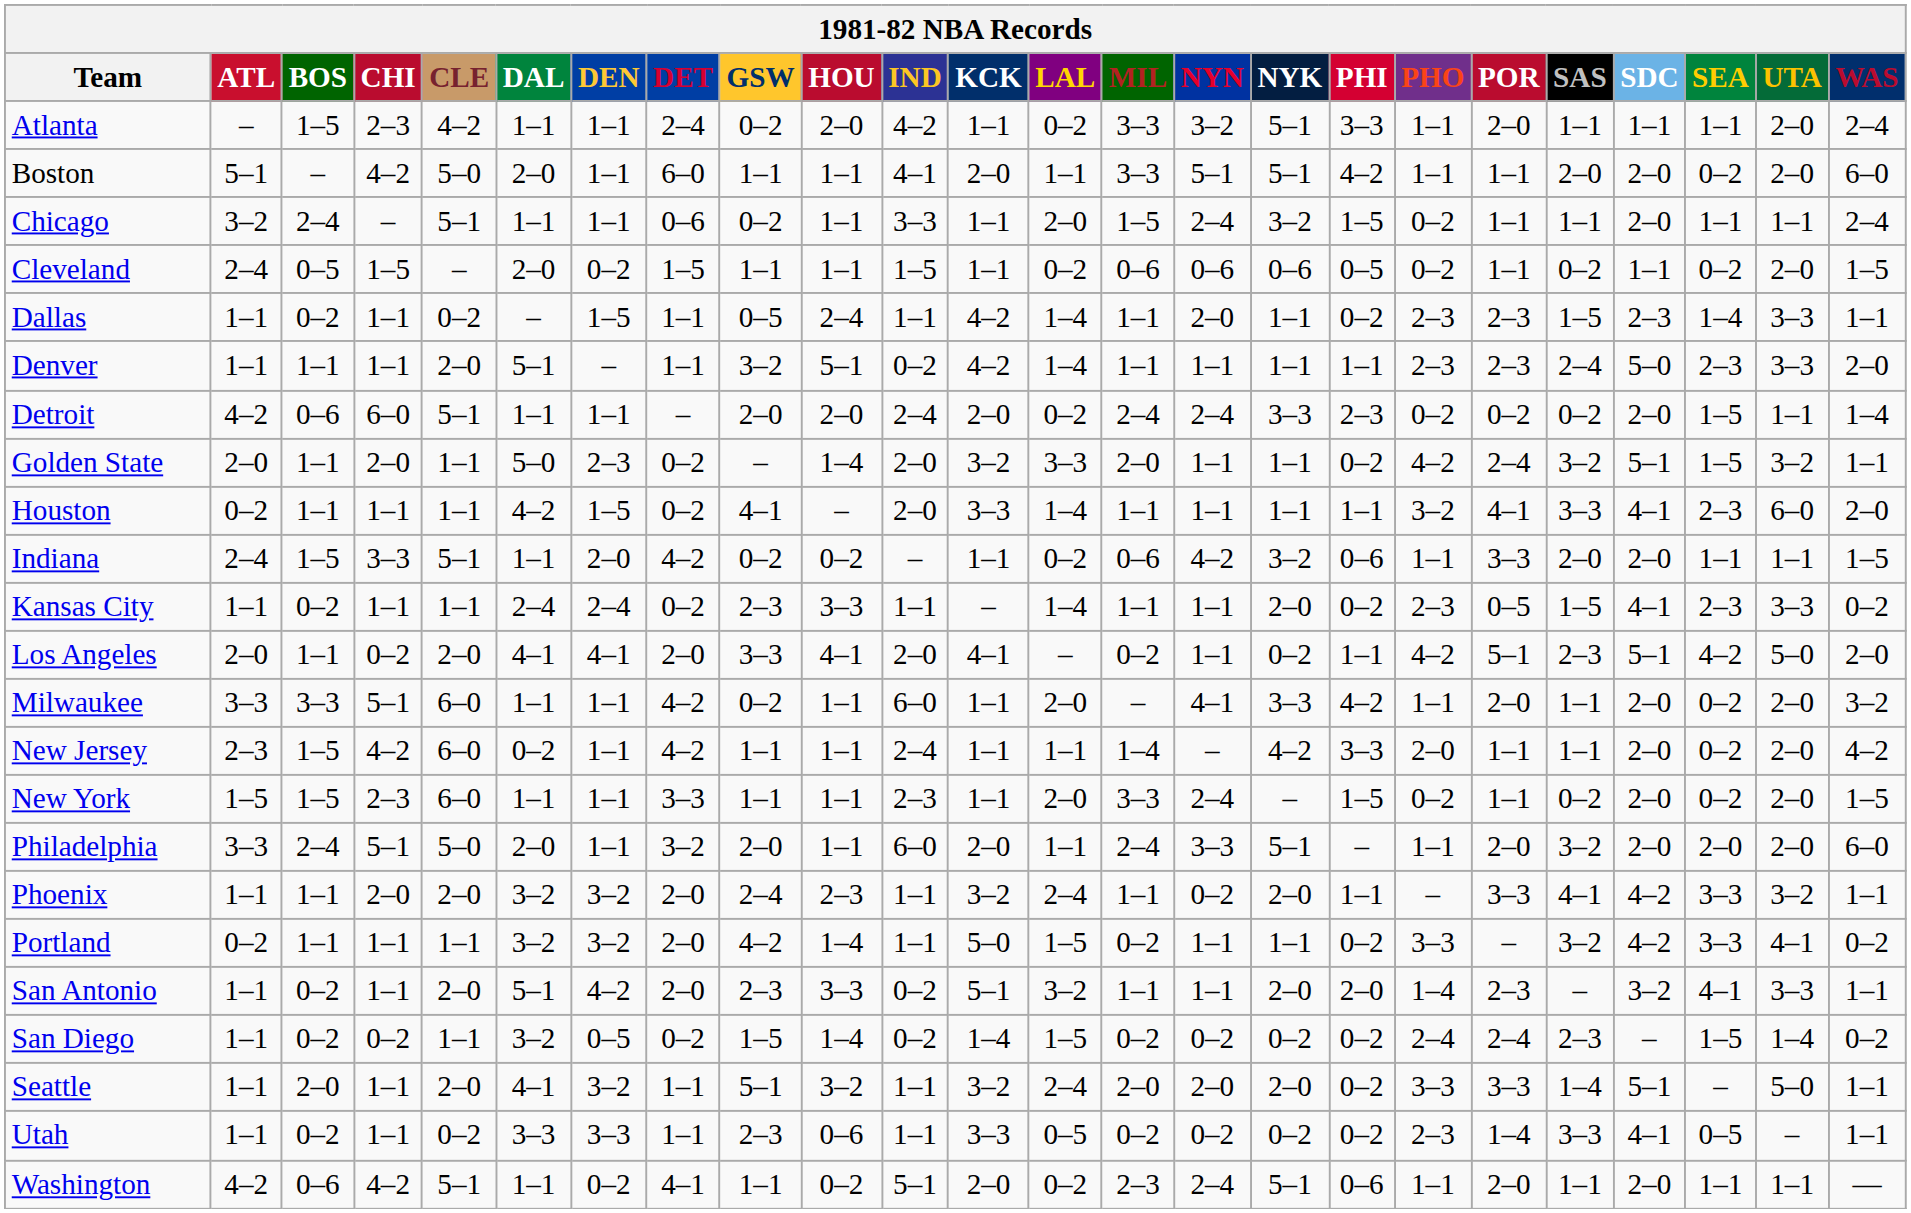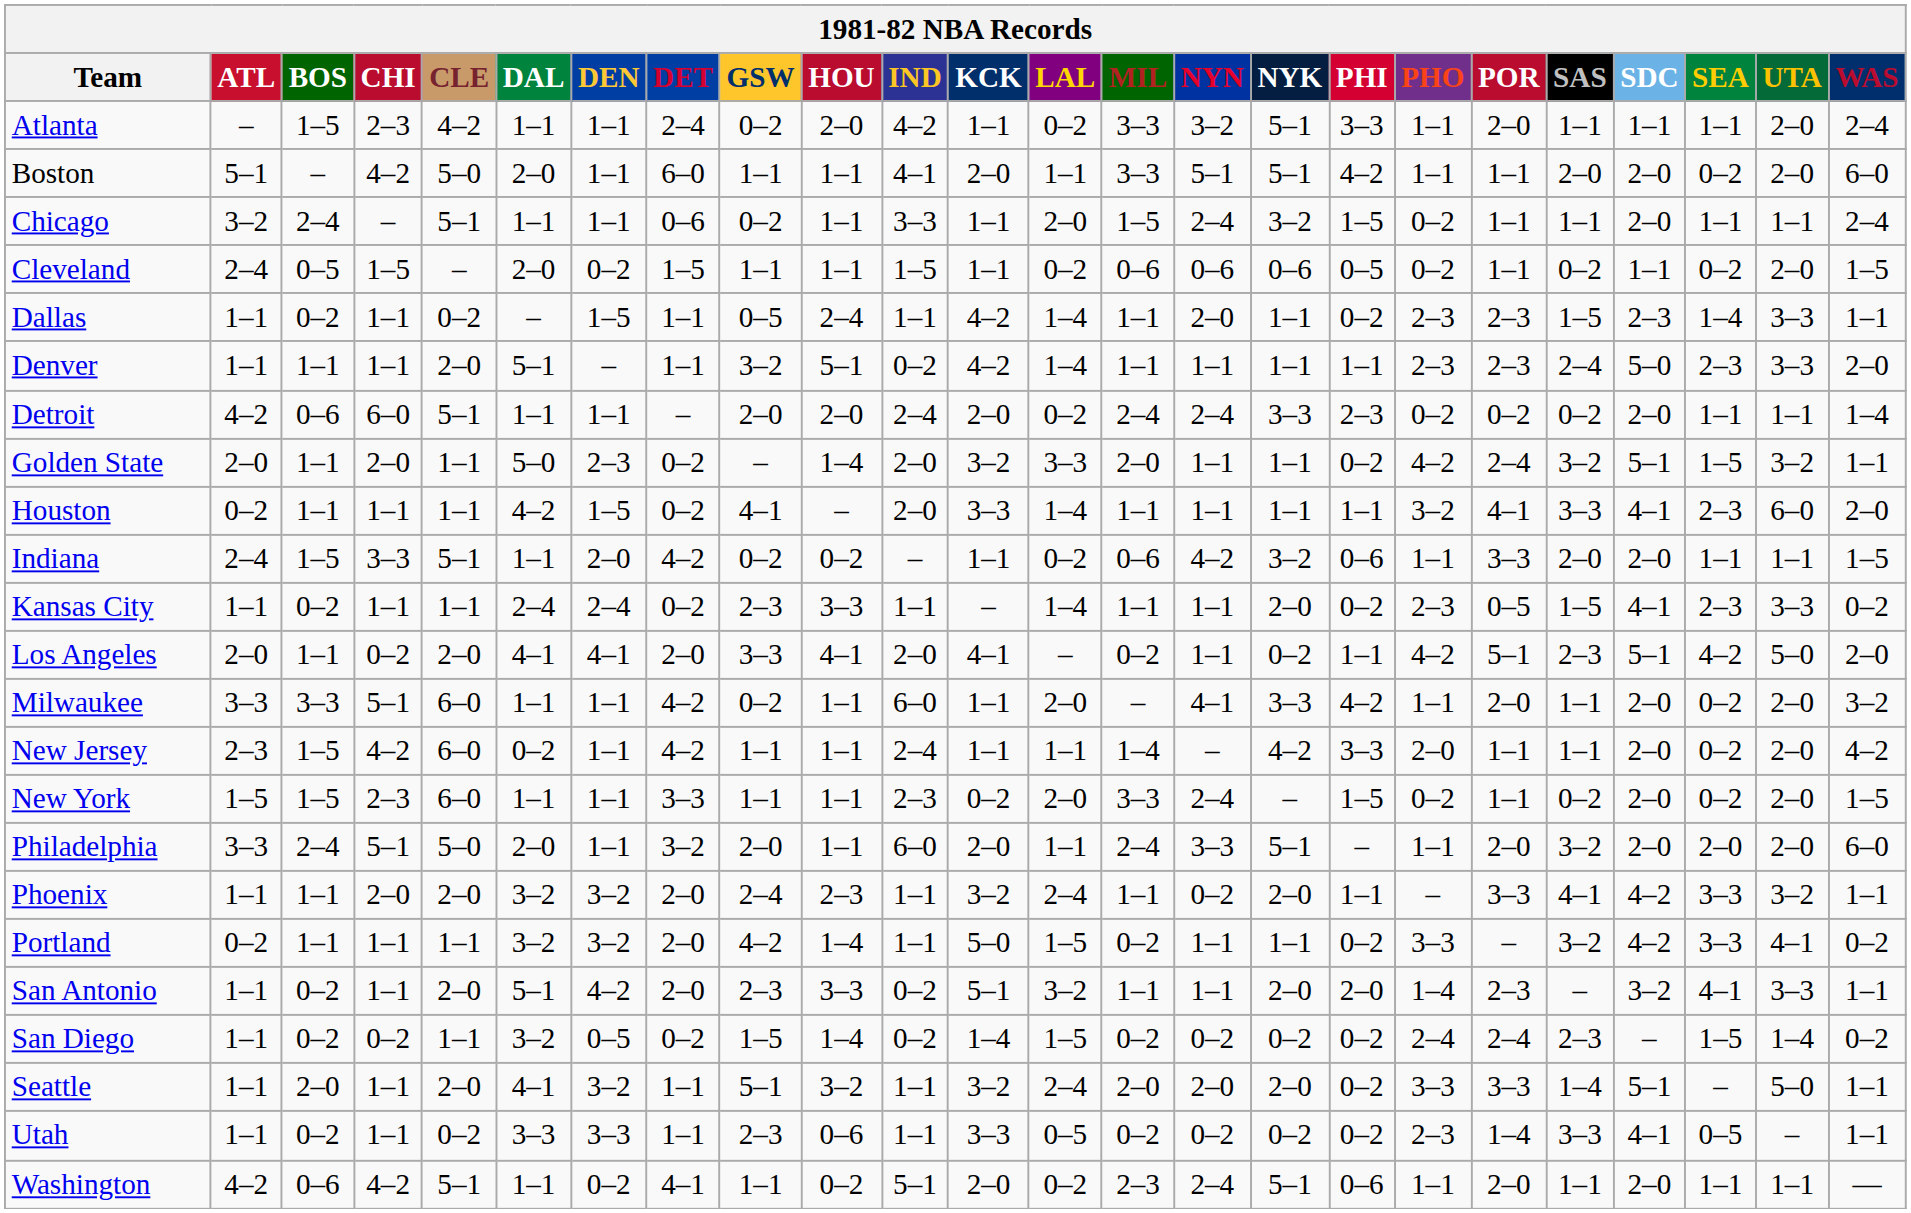(1720, 413) 1–5 -> (1720, 413) 1–1
(989, 798) 1–1 -> (989, 798) 0–2
